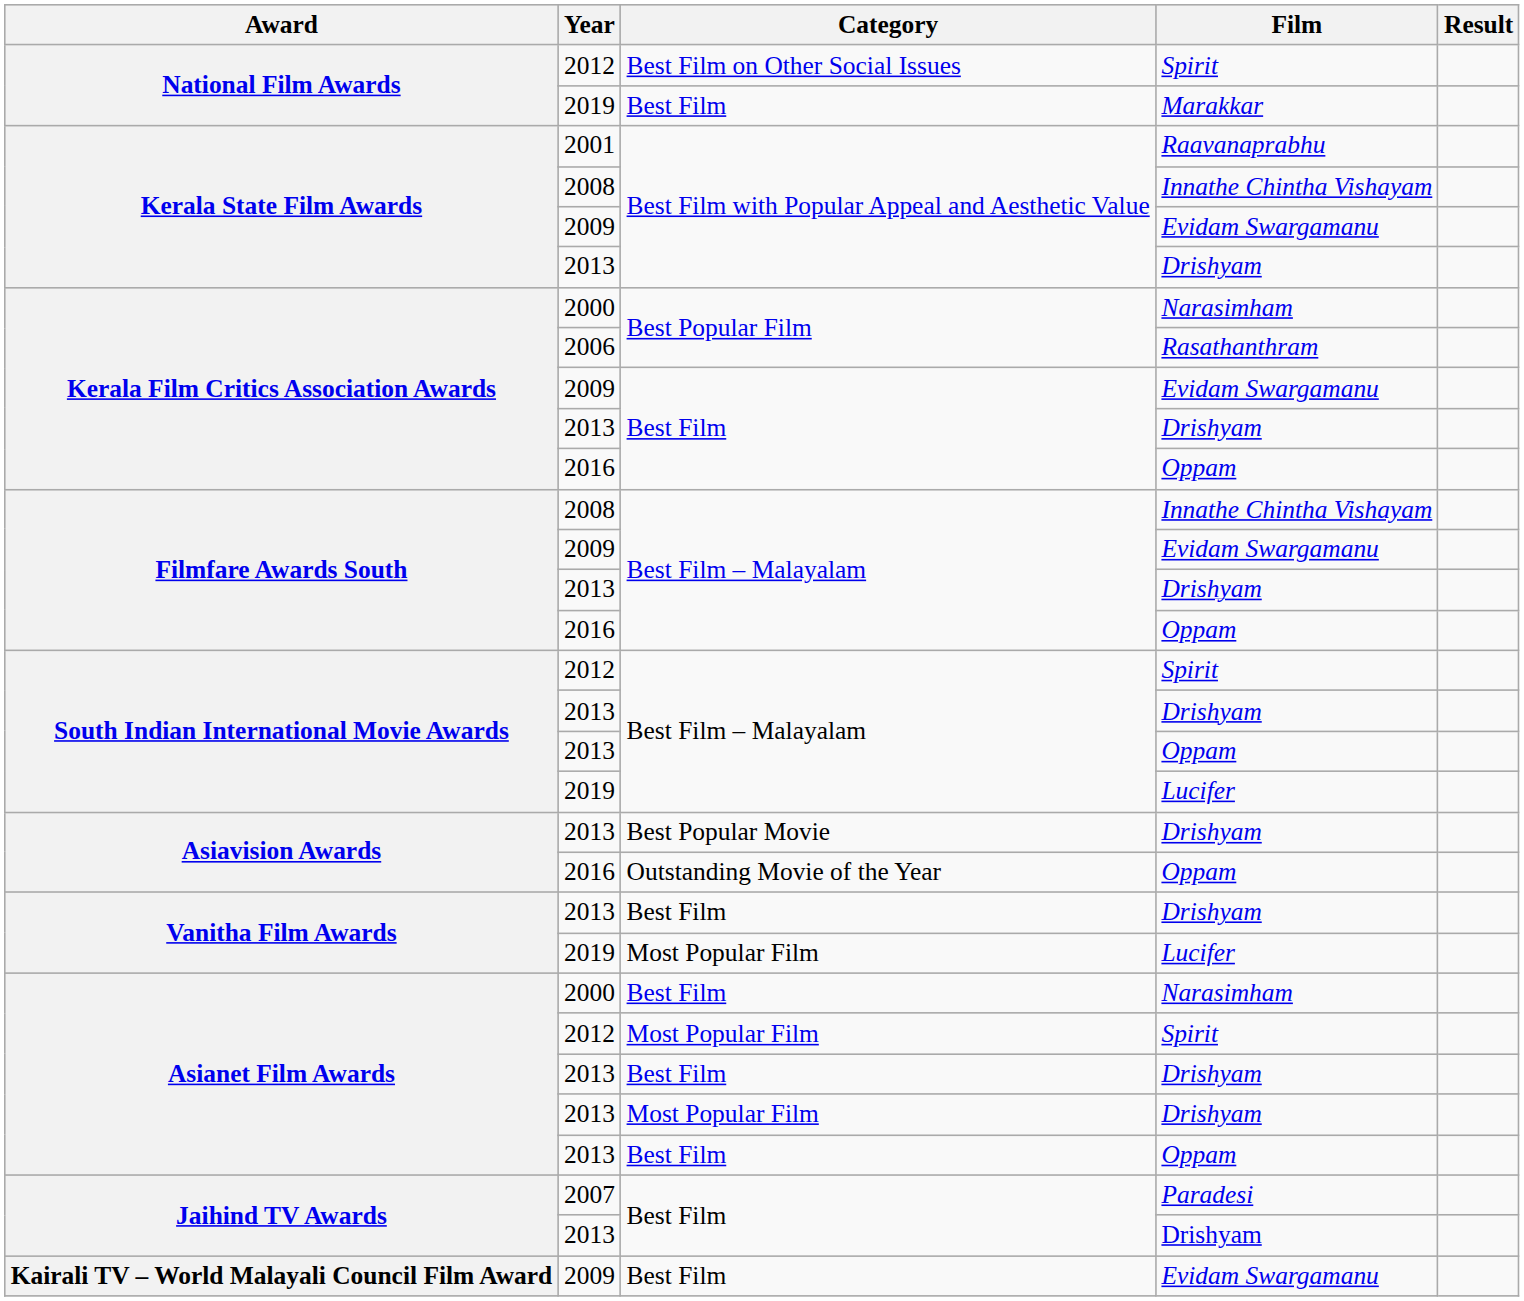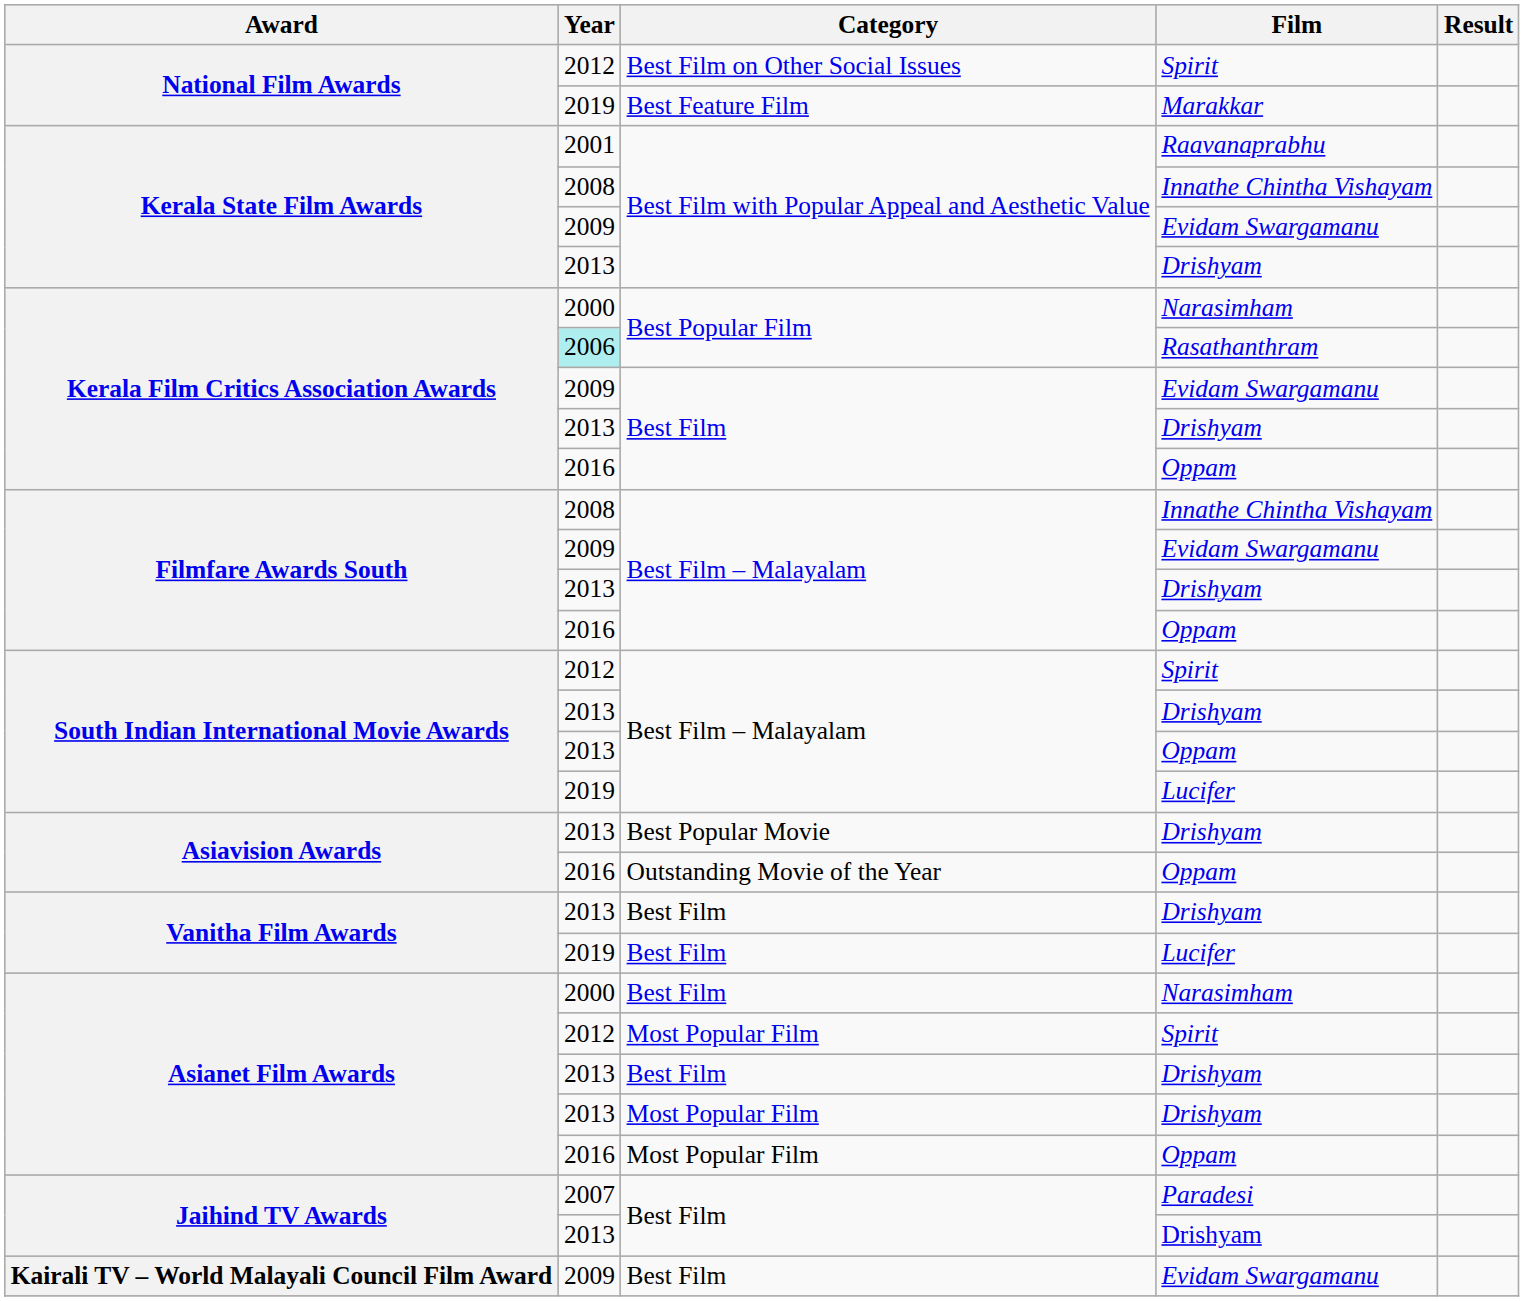(676, 105) Best Film -> (718, 105) Best Feature Film
(589, 347) no background -> (589, 347) paleturquoise background
(723, 952) Most Popular Film -> (676, 952) Best Film
(589, 1154) 2013 -> (589, 1154) 2016
(676, 1154) Best Film -> (723, 1154) Most Popular Film
